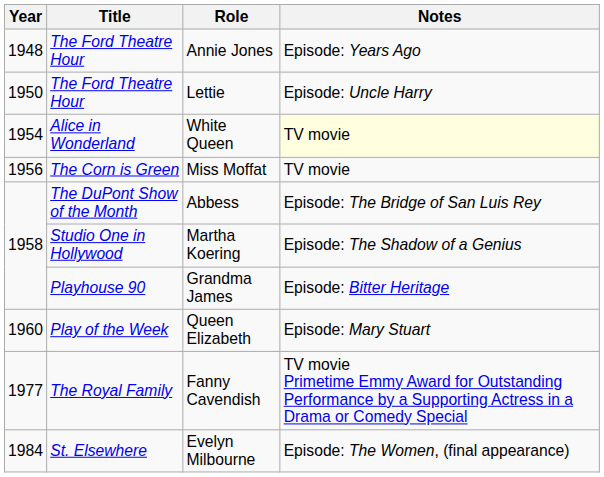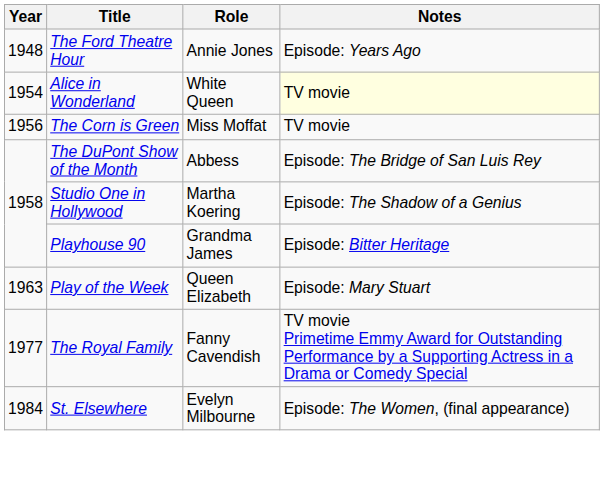- row: (206, 93)
(26, 330) 1960 -> (26, 288) 1963
